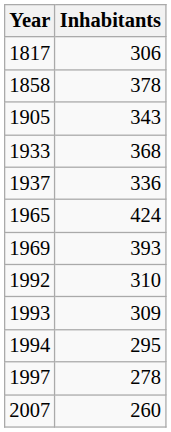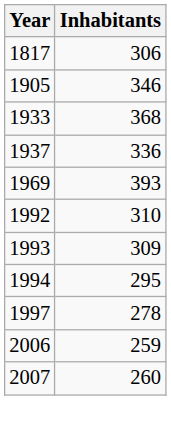- row: (30, 85)
(146, 118) 343 -> (146, 85) 346
- row: (30, 215)
+ row: (30, 345)
